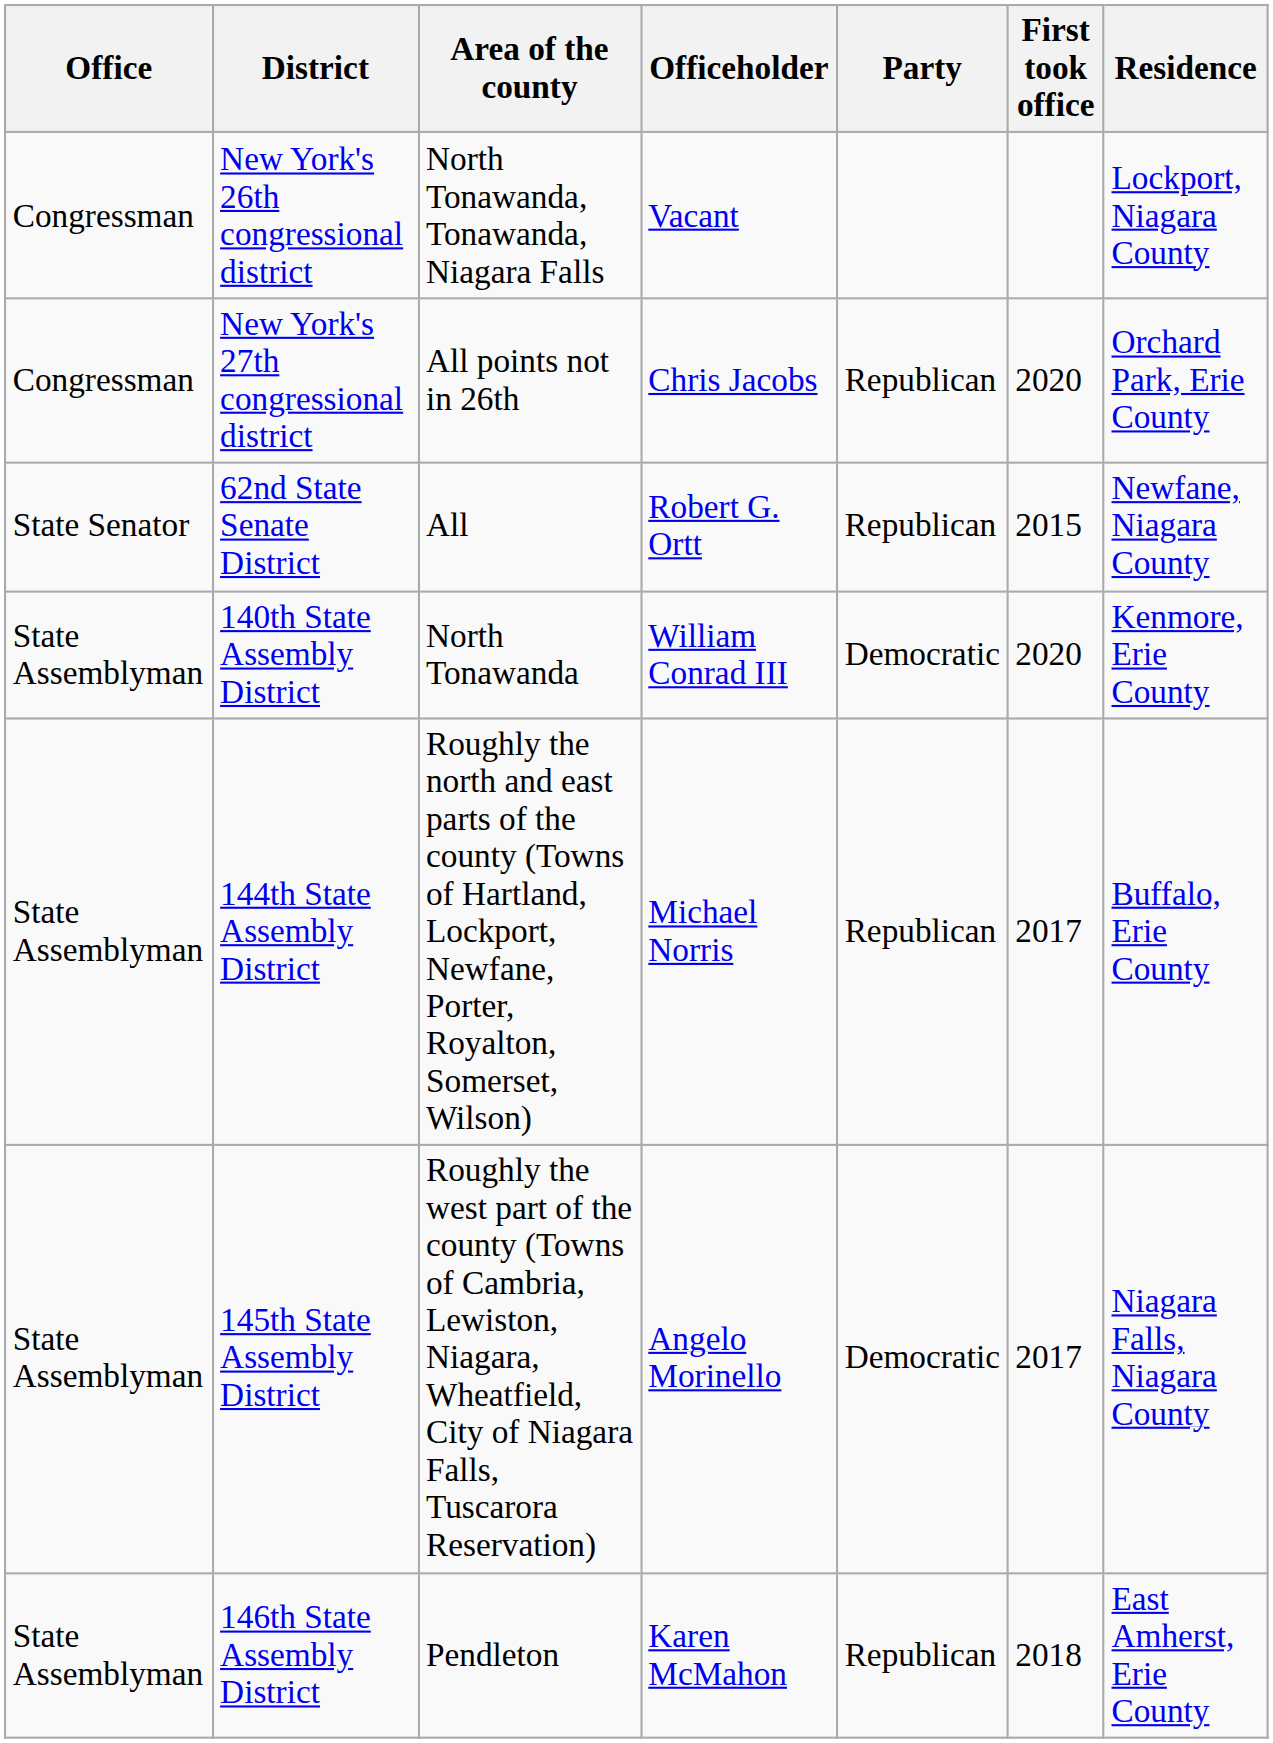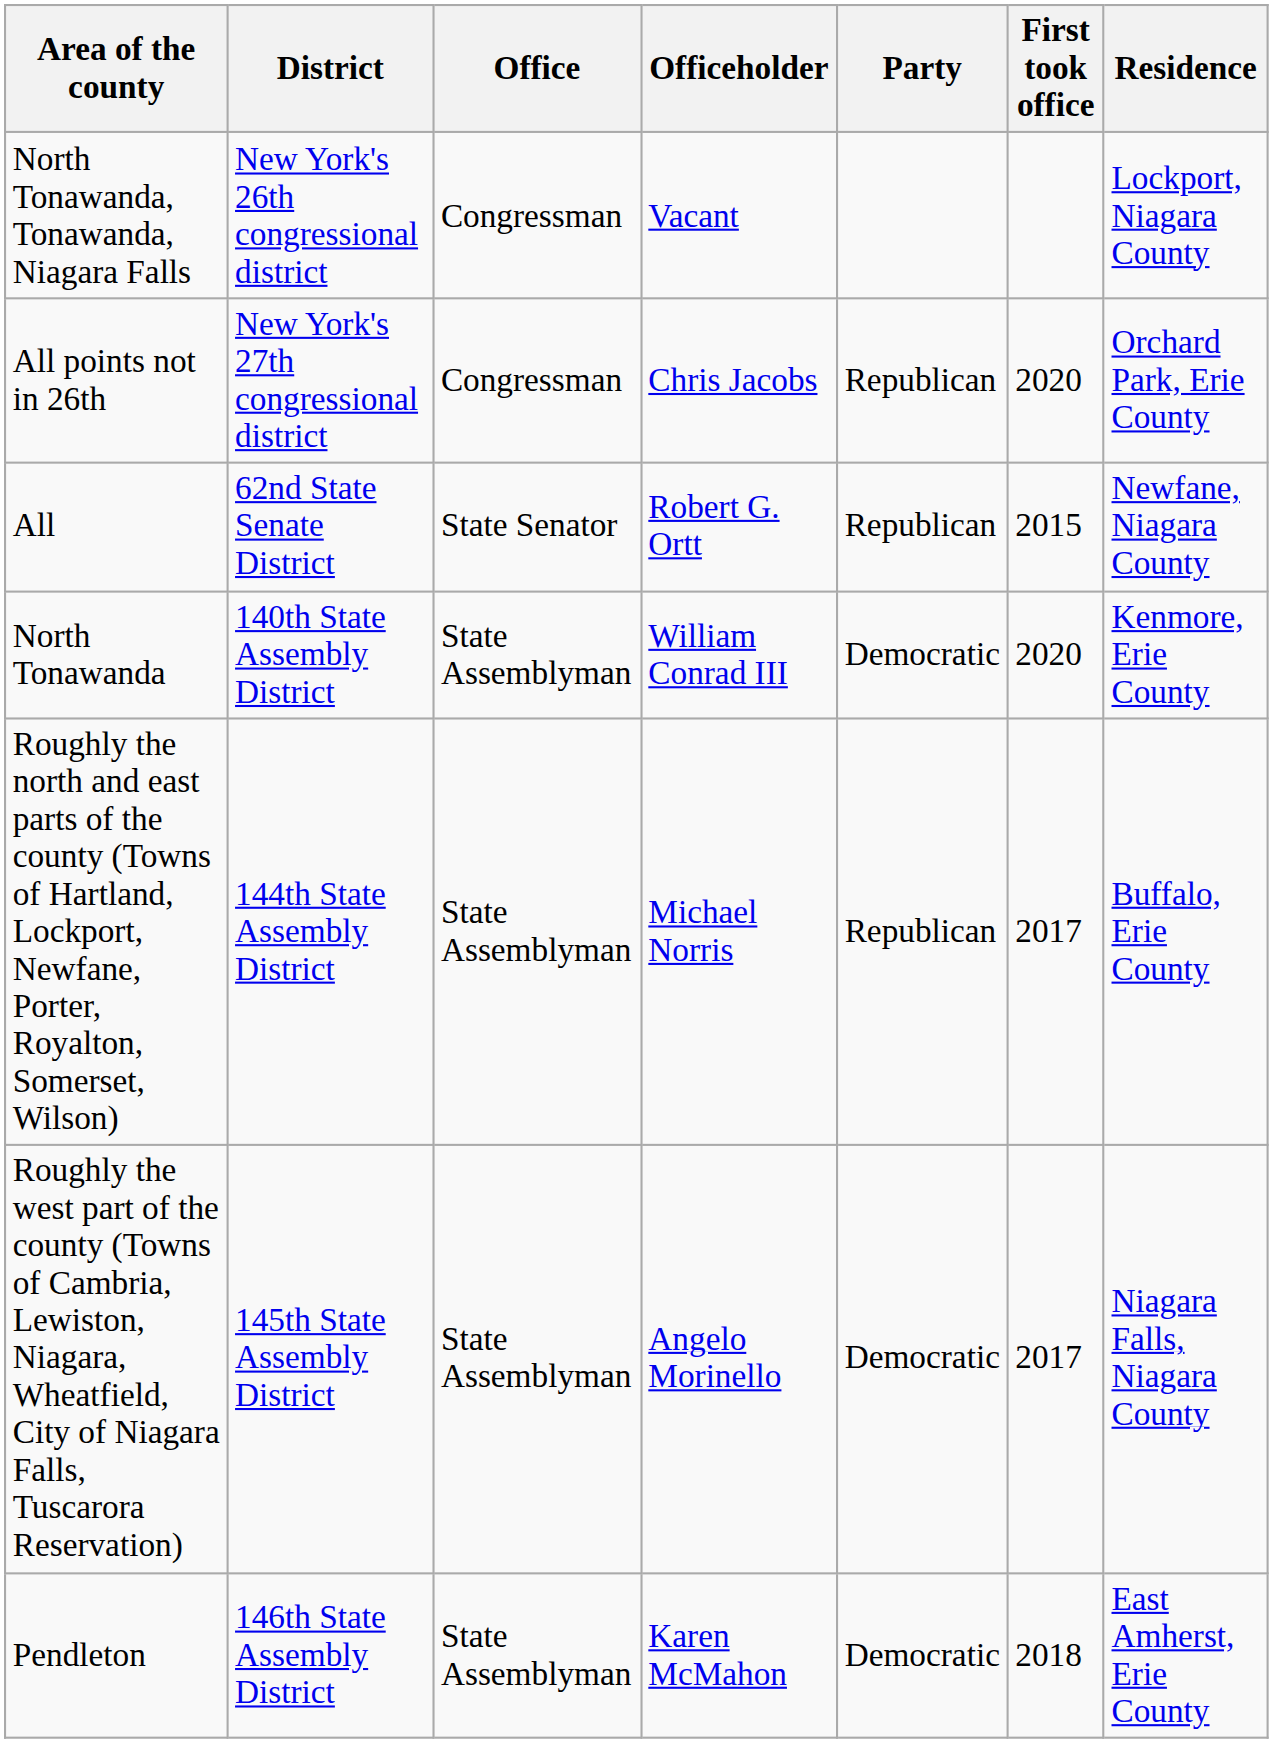columns swapped: (109, 68) <-> (529, 68)
(920, 1654) Republican -> (922, 1654) Democratic
